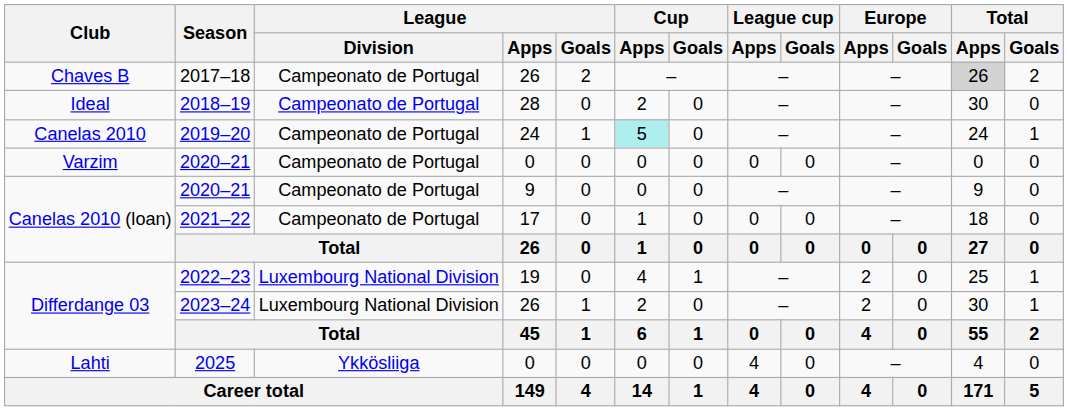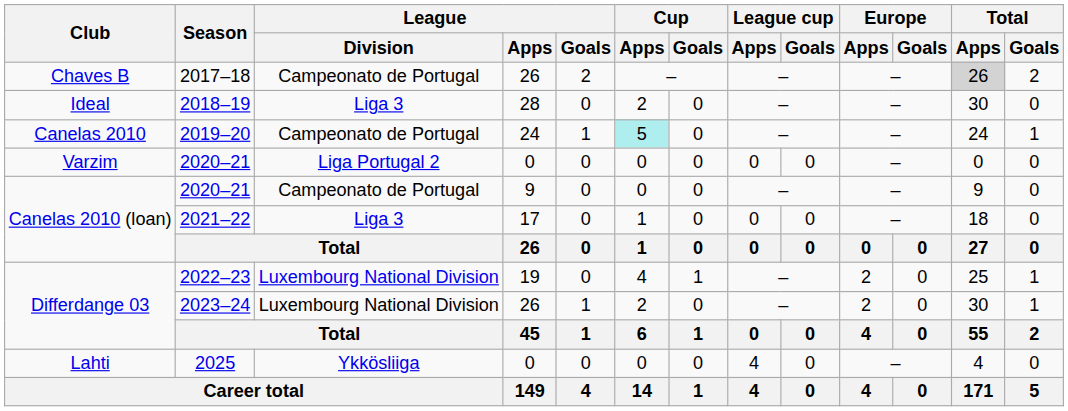(379, 104) Campeonato de Portugal -> (379, 104) Liga 3
(379, 162) Campeonato de Portugal -> (379, 162) Liga Portugal 2
(379, 219) Campeonato de Portugal -> (379, 219) Liga 3
